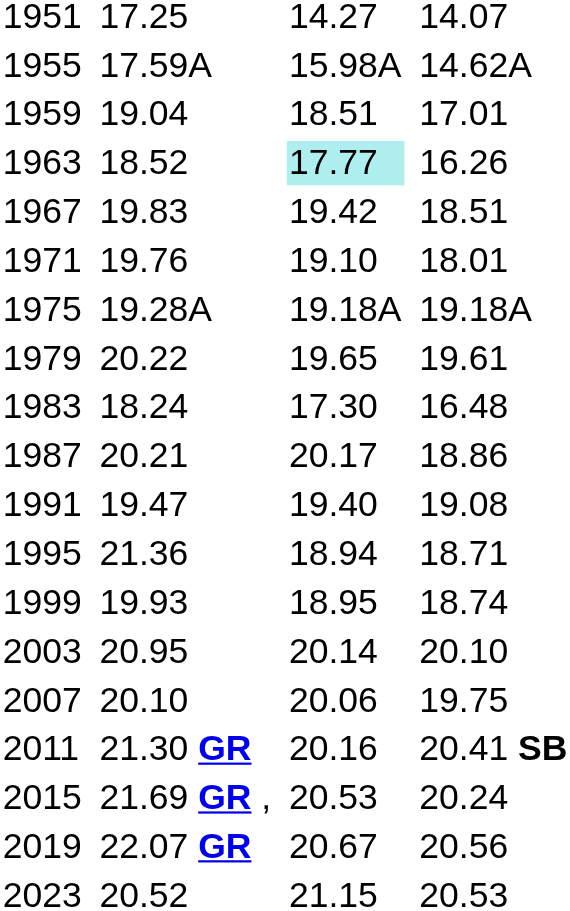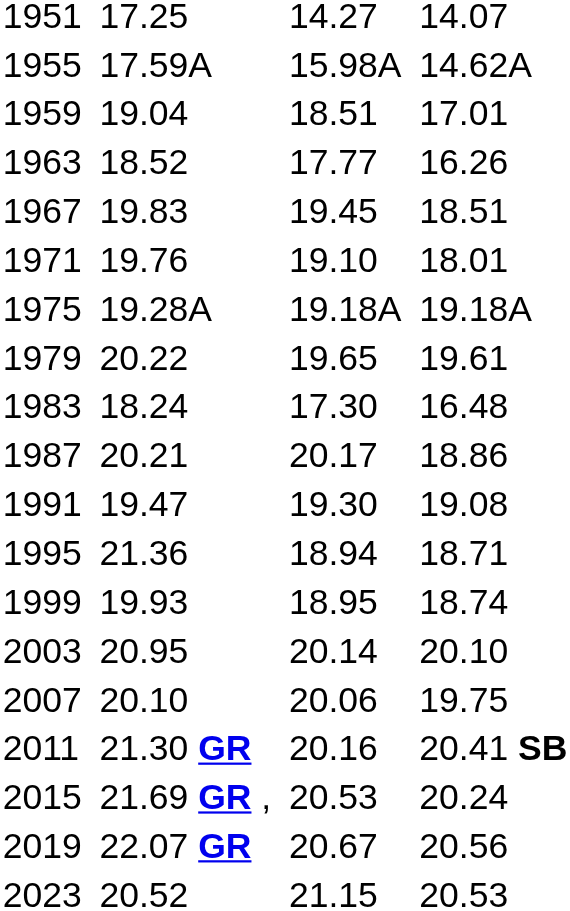(333, 162) paleturquoise background -> (333, 162) no background
(333, 211) 19.42 -> (333, 211) 19.45
(333, 504) 19.40 -> (333, 504) 19.30
